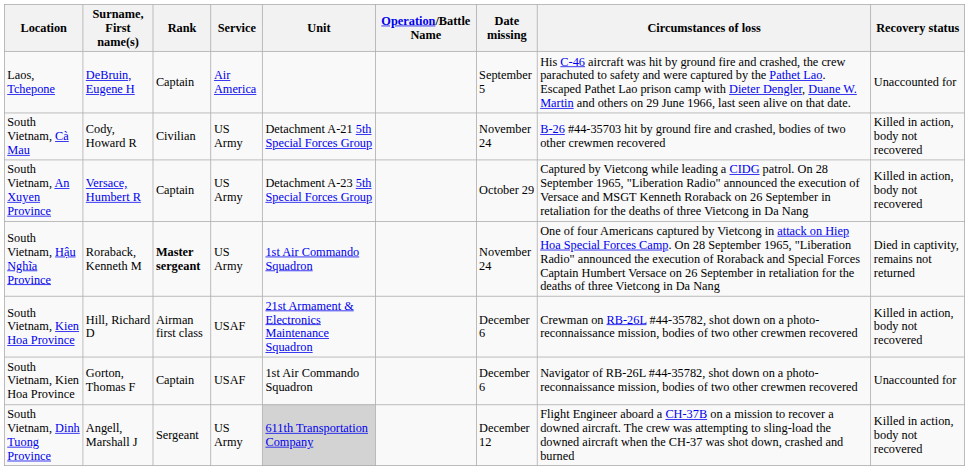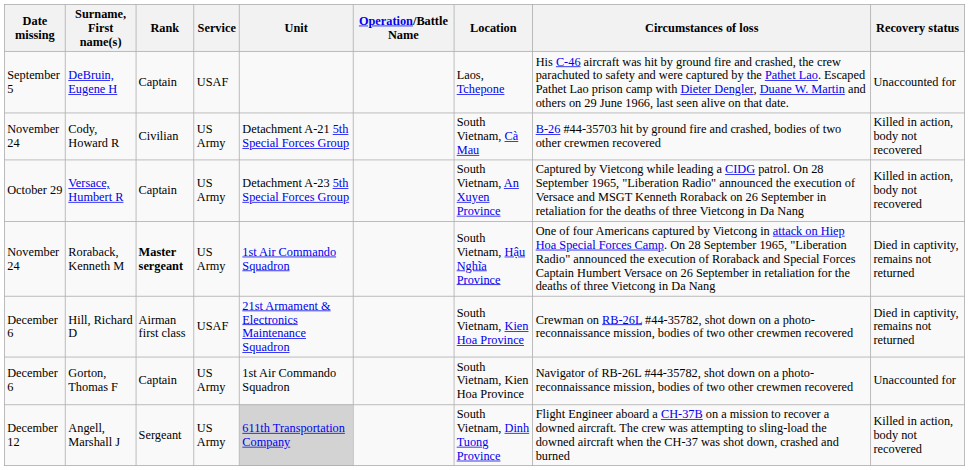columns swapped: (507, 28) <-> (44, 28)
(235, 82) Air America -> (213, 82) USAF
(914, 326) Killed in action, body not recovered -> (916, 326) Died in captivity, remains not returned
(230, 380) USAF -> (211, 380) US Army
